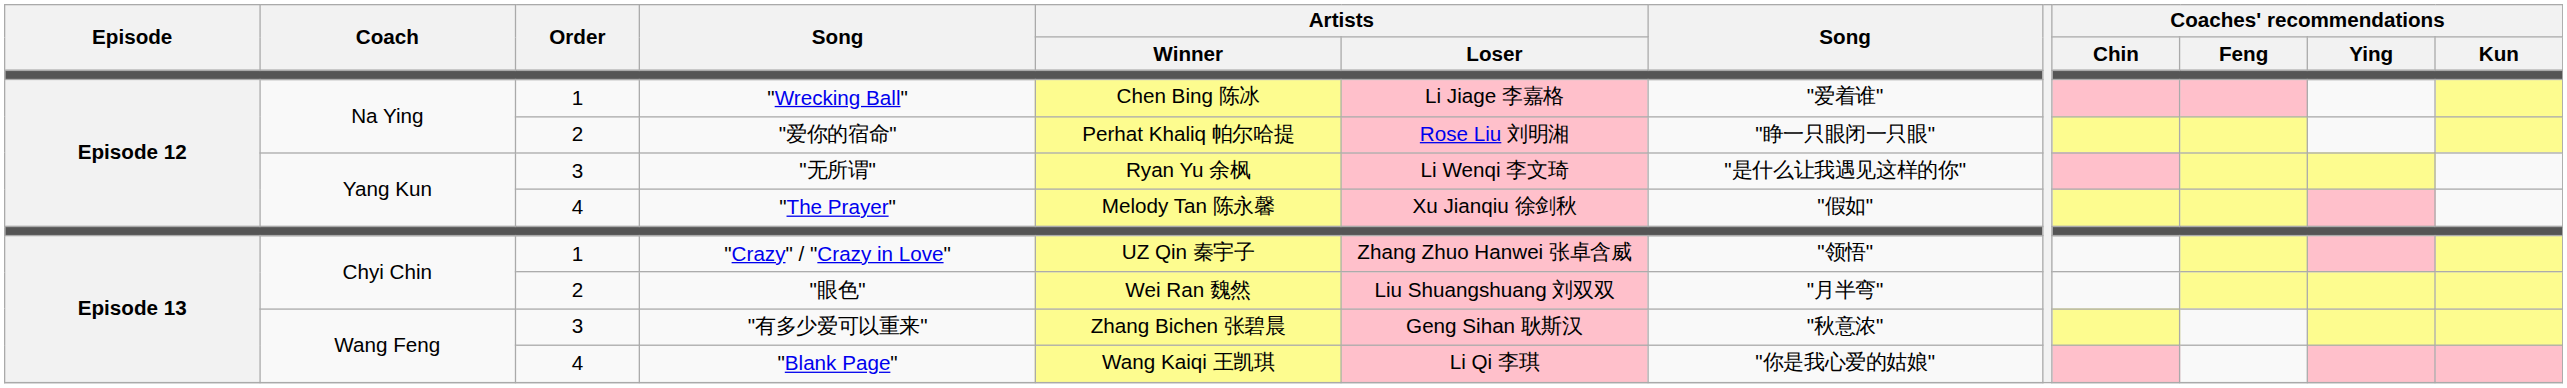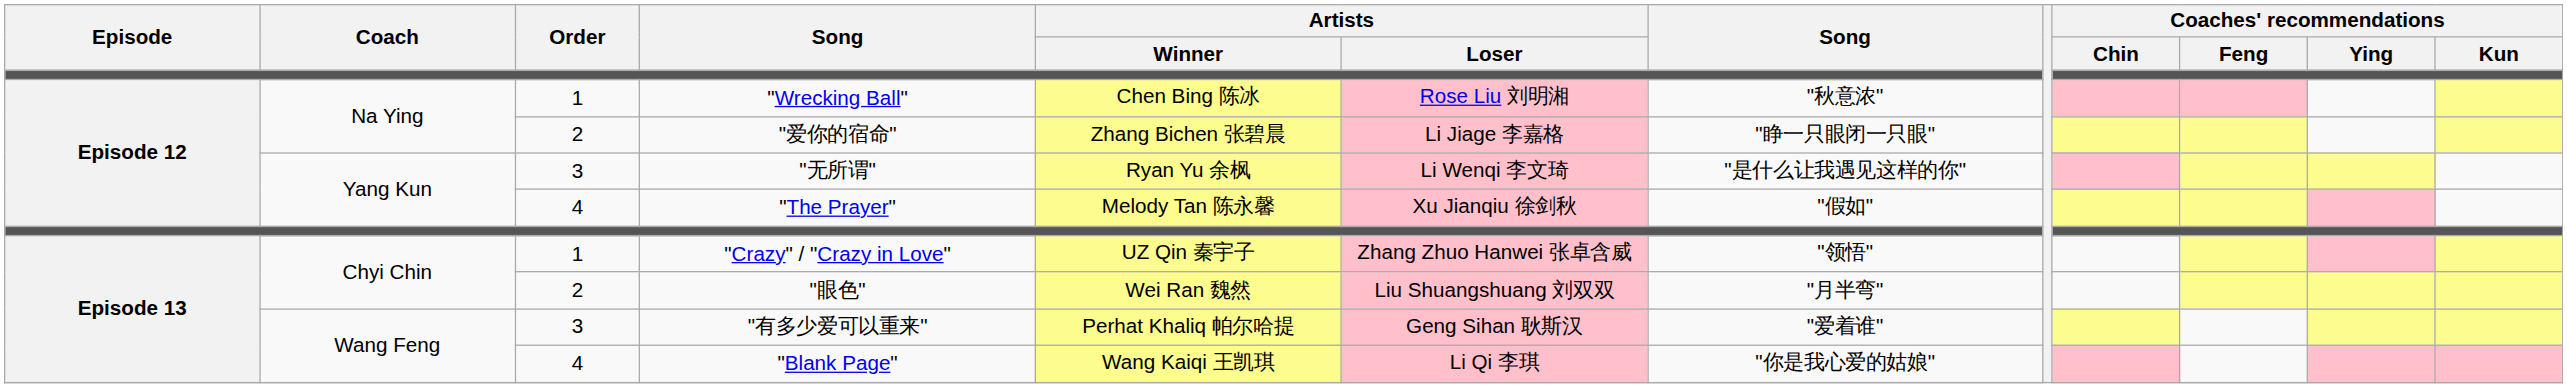(1494, 97) Li Jiage 李嘉格 -> (1494, 97) Rose Liu 刘明湘
(1845, 97) "爱着谁" -> (1845, 97) "秋意浓"
(1188, 133) Perhat Khaliq 帕尔哈提 -> (1188, 133) Zhang Bichen 张碧晨
(1494, 133) Rose Liu 刘明湘 -> (1494, 133) Li Jiage 李嘉格
(1188, 326) Zhang Bichen 张碧晨 -> (1188, 326) Perhat Khaliq 帕尔哈提
(1845, 326) "秋意浓" -> (1845, 326) "爱着谁"
